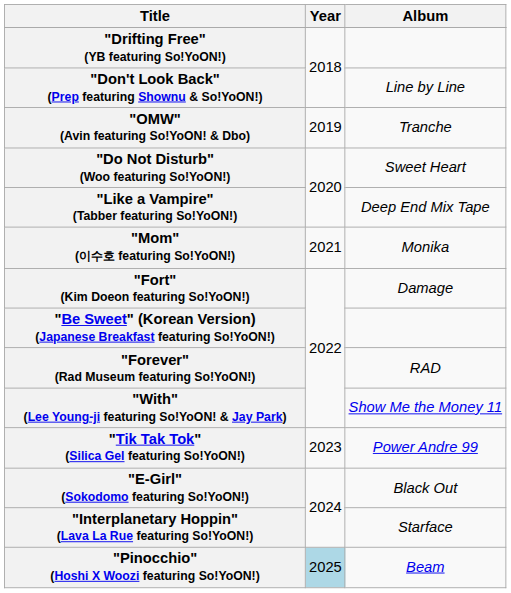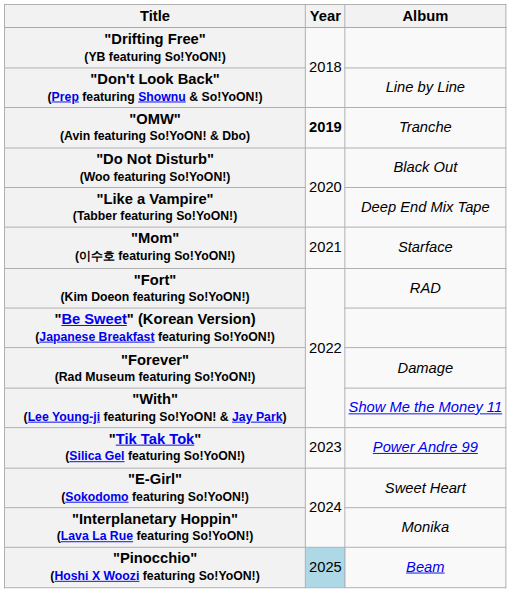(325, 127) normal -> (325, 127) bold
(425, 167) Sweet Heart -> (425, 167) Black Out
(425, 247) Monika -> (425, 247) Starface
(425, 288) Damage -> (425, 288) RAD
(425, 367) RAD -> (425, 367) Damage
(425, 487) Black Out -> (425, 487) Sweet Heart
(425, 527) Starface -> (425, 527) Monika
